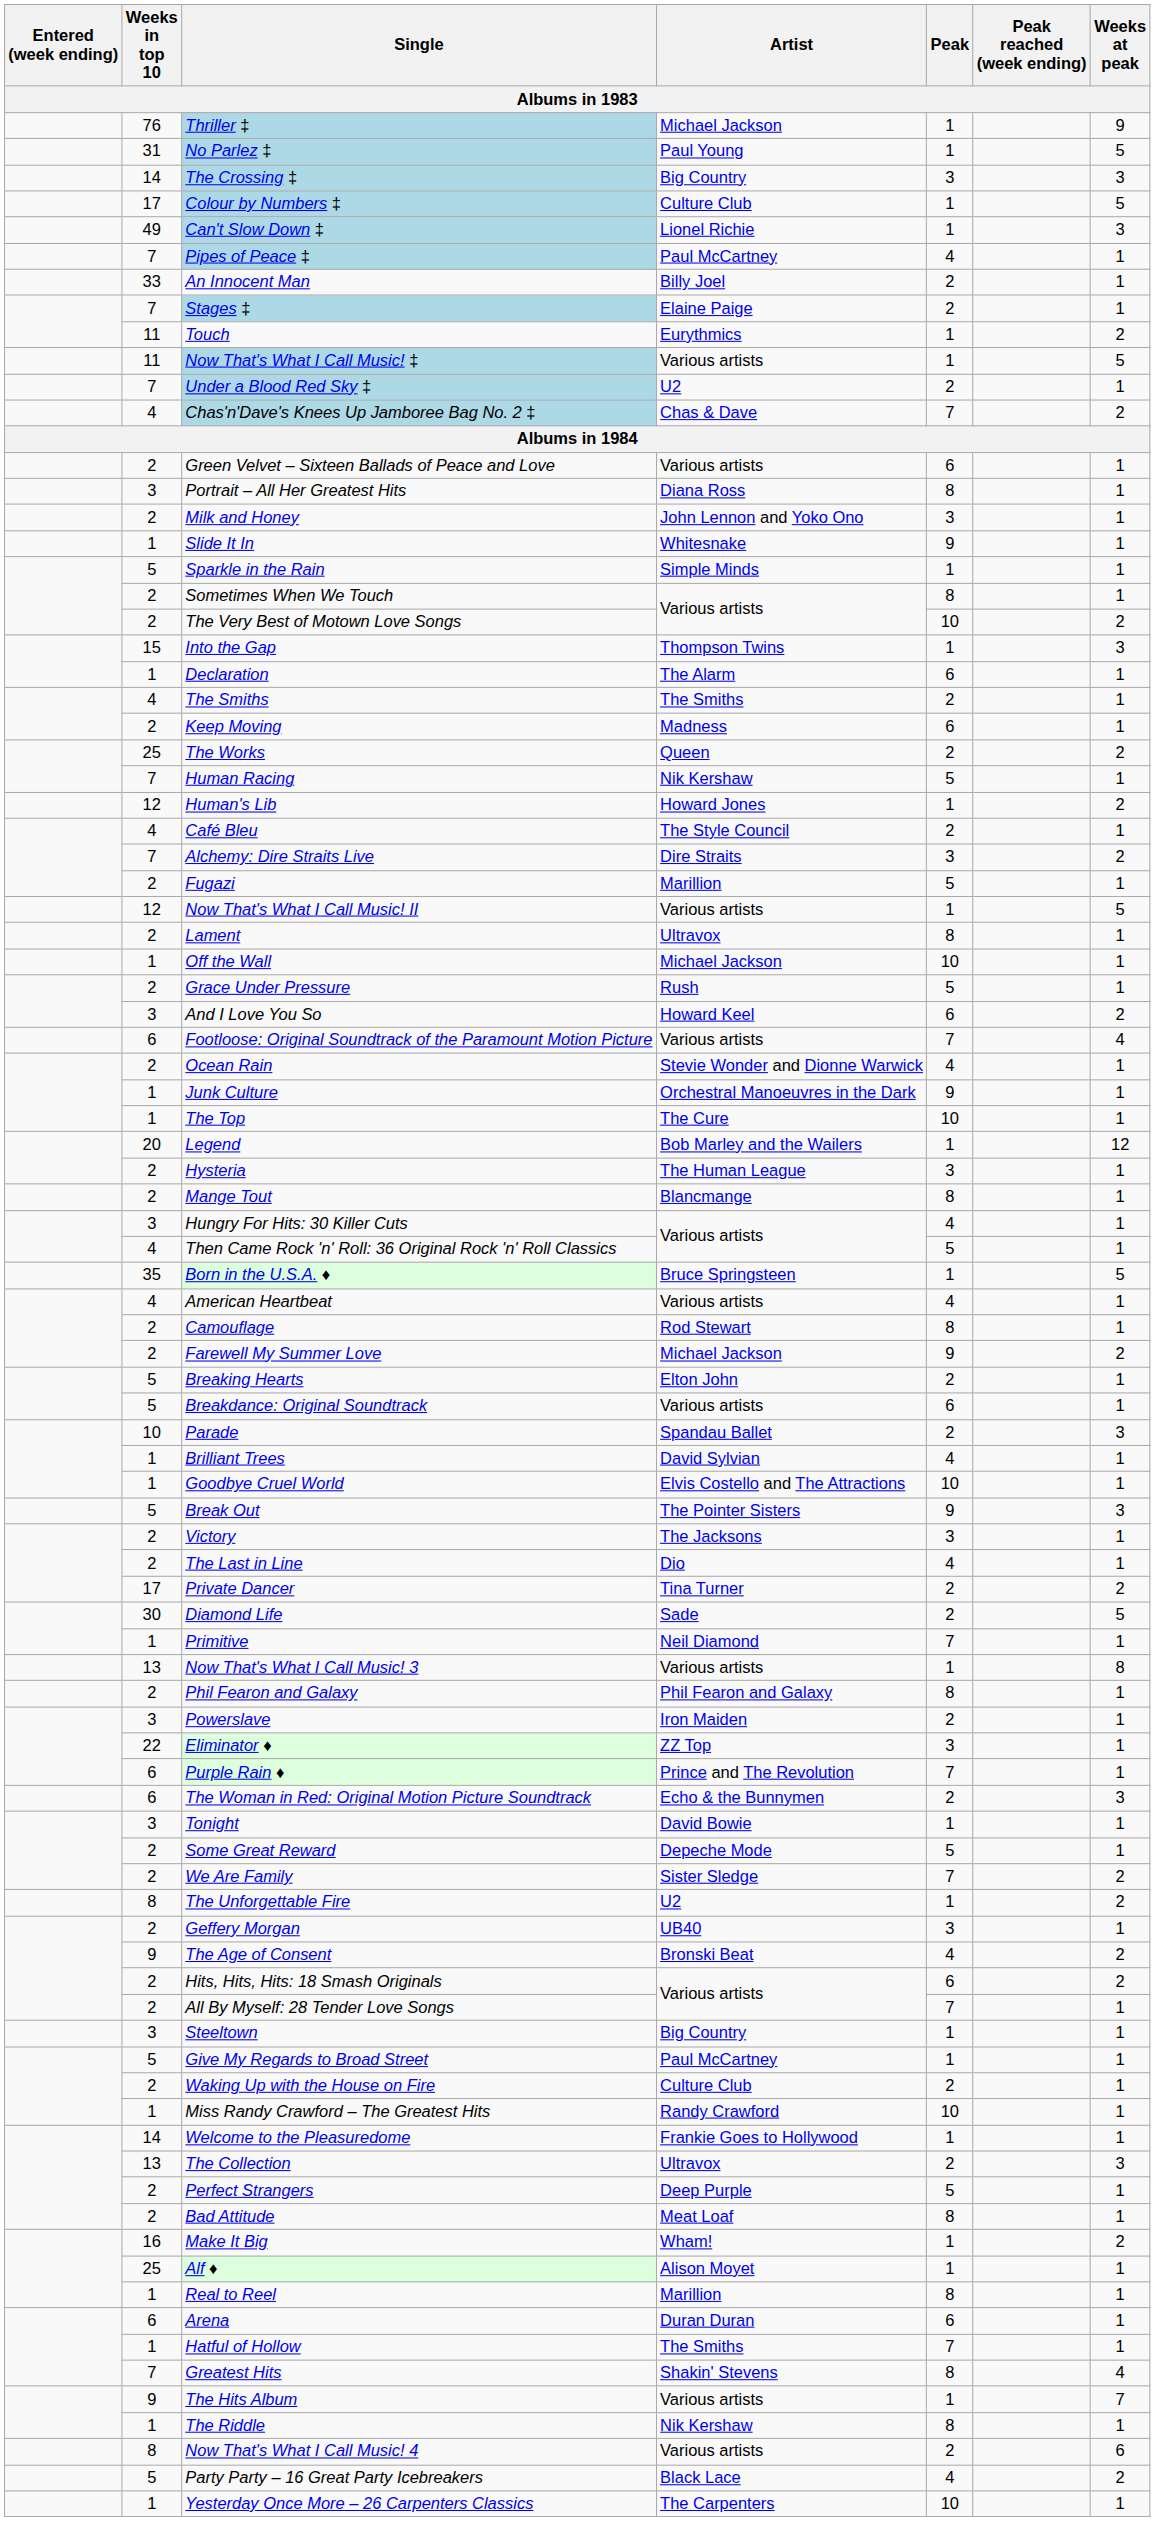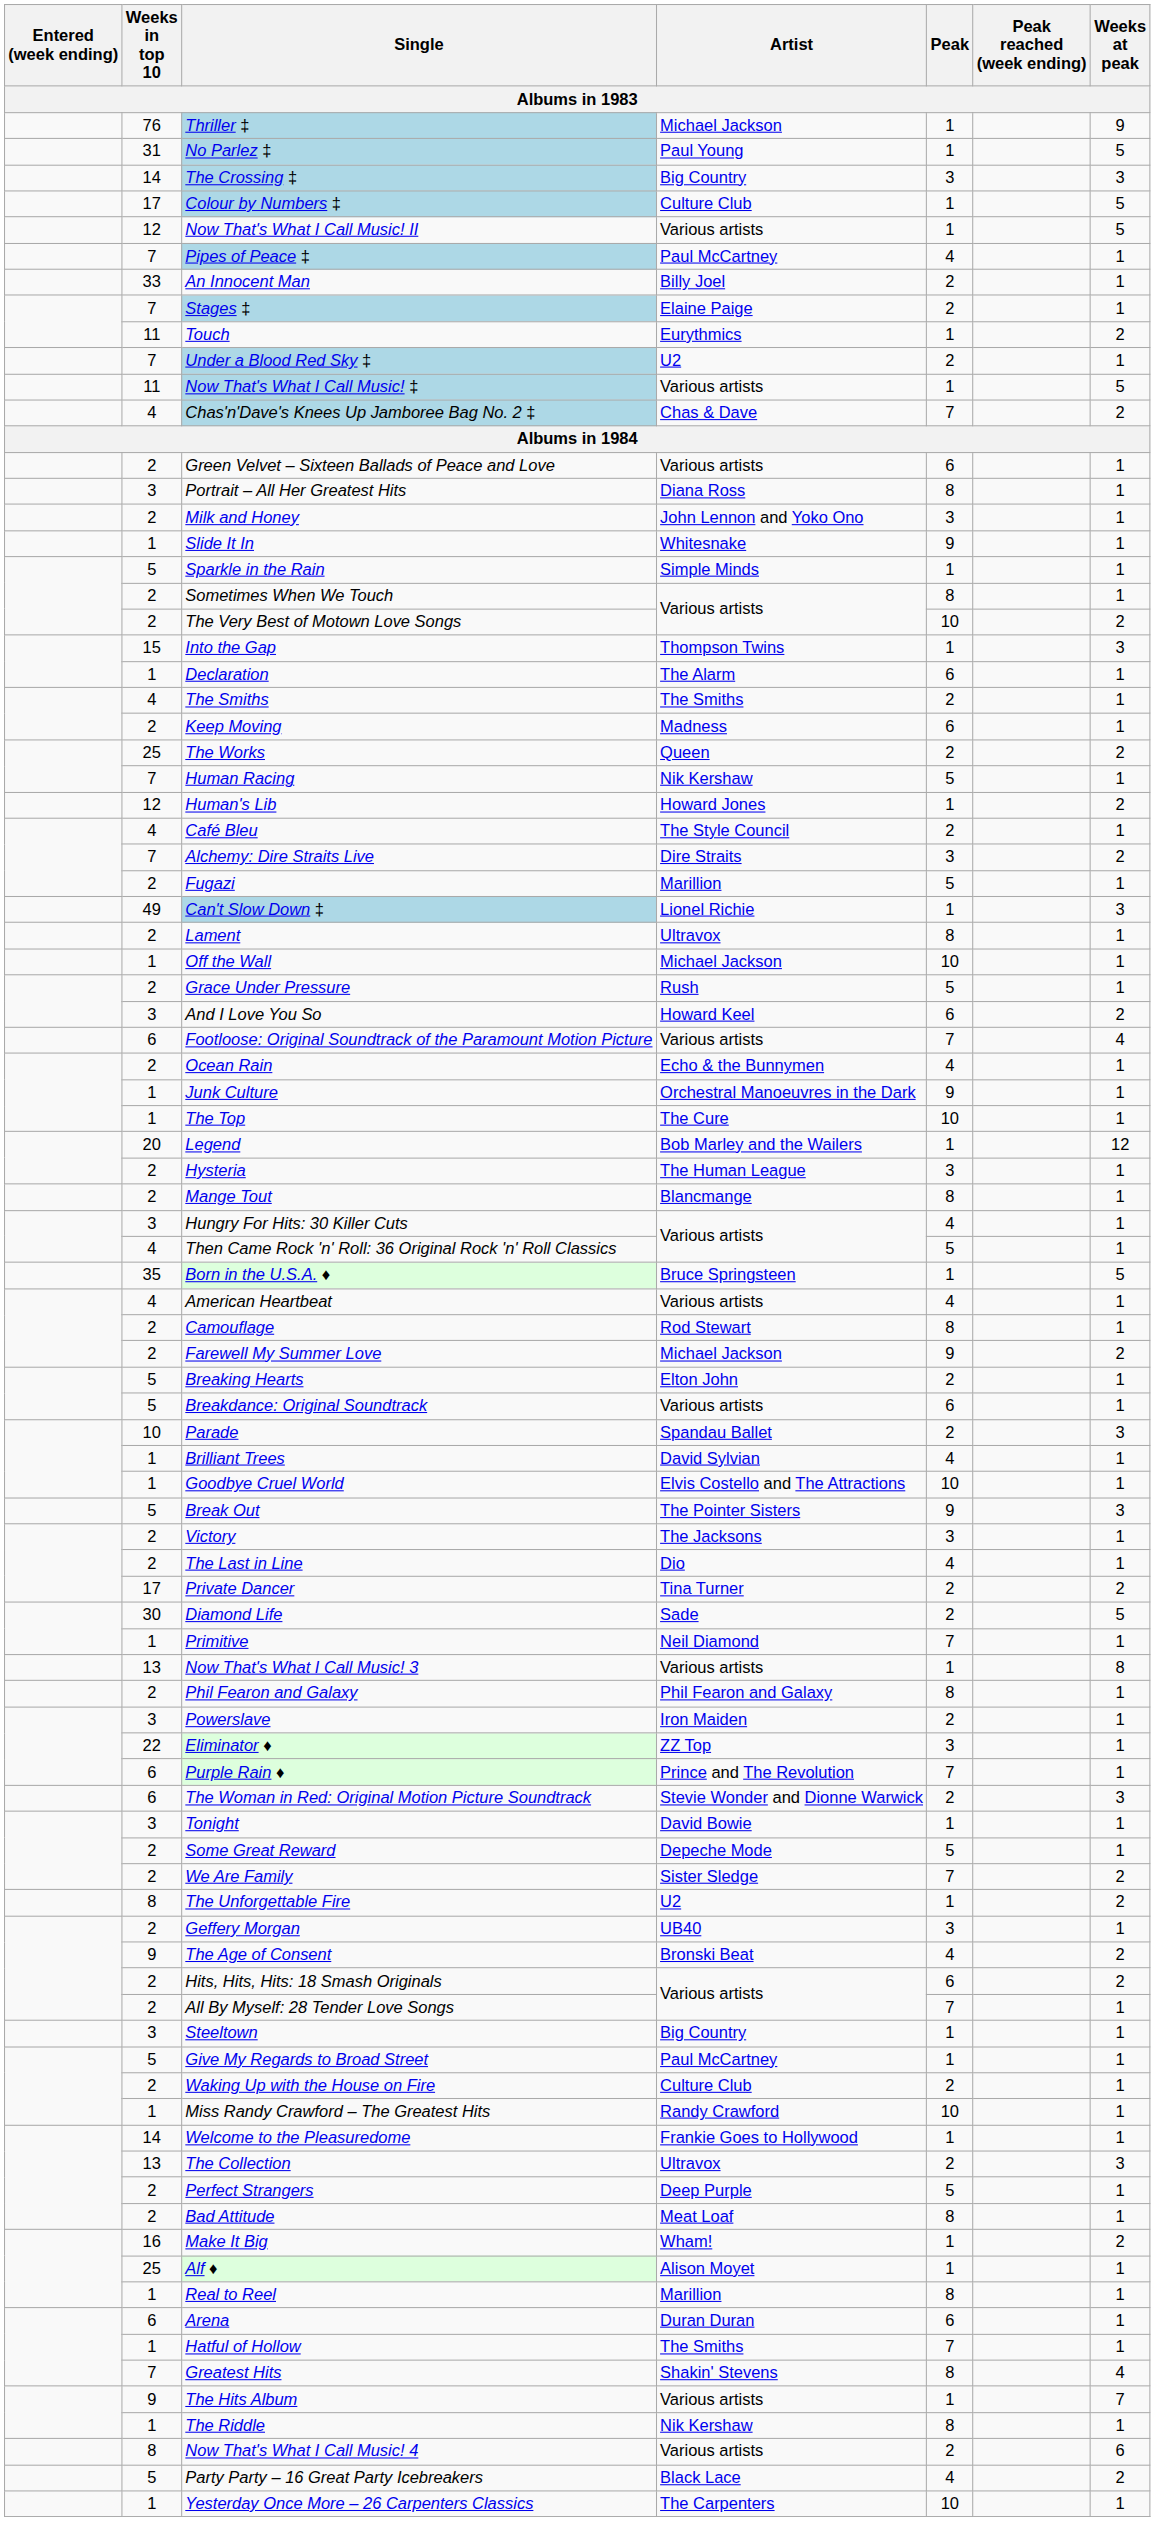rows swapped: (255, 230) <-> (302, 909)
rows swapped: (278, 386) <-> (302, 360)
(792, 1066) Stevie Wonder and Dionne Warwick -> (742, 1066) Echo & the Bunnymen
(742, 1798) Echo & the Bunnymen -> (792, 1798) Stevie Wonder and Dionne Warwick
